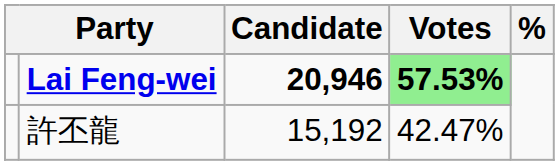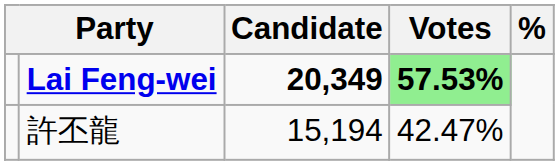(335, 79) 20,946 -> (335, 79) 20,349
(335, 131) 15,192 -> (335, 131) 15,194
